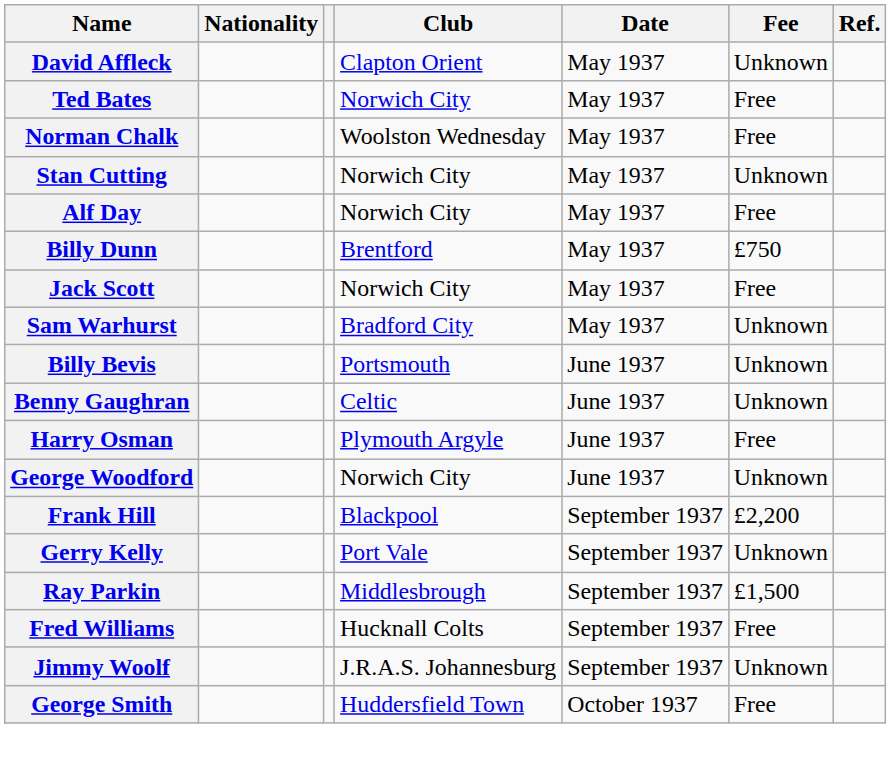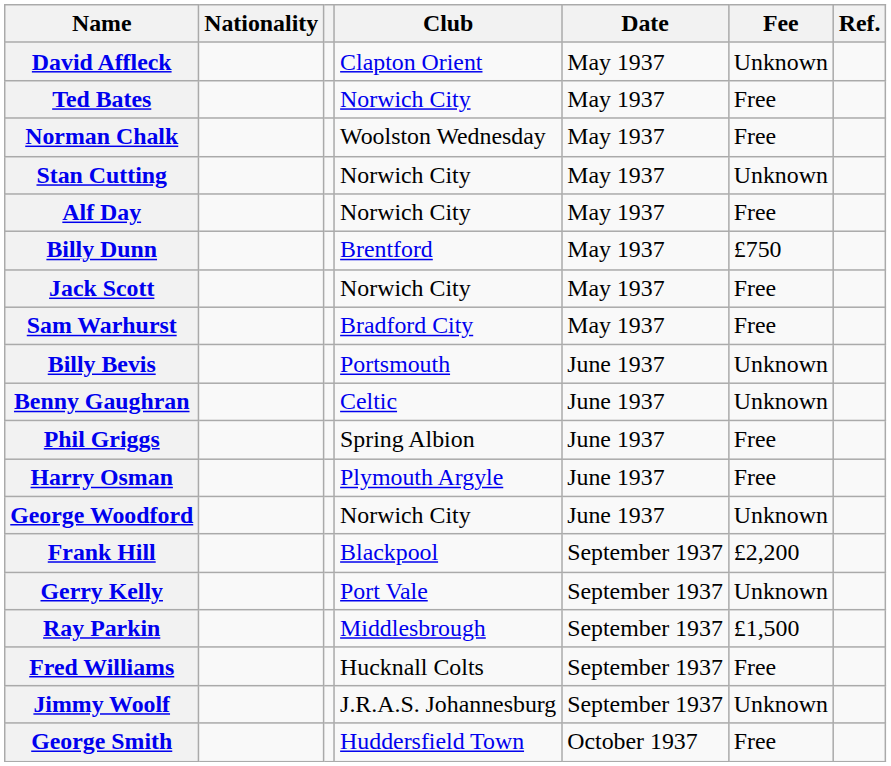(781, 325) Unknown -> (755, 325) Free
+ row: (102, 439)
